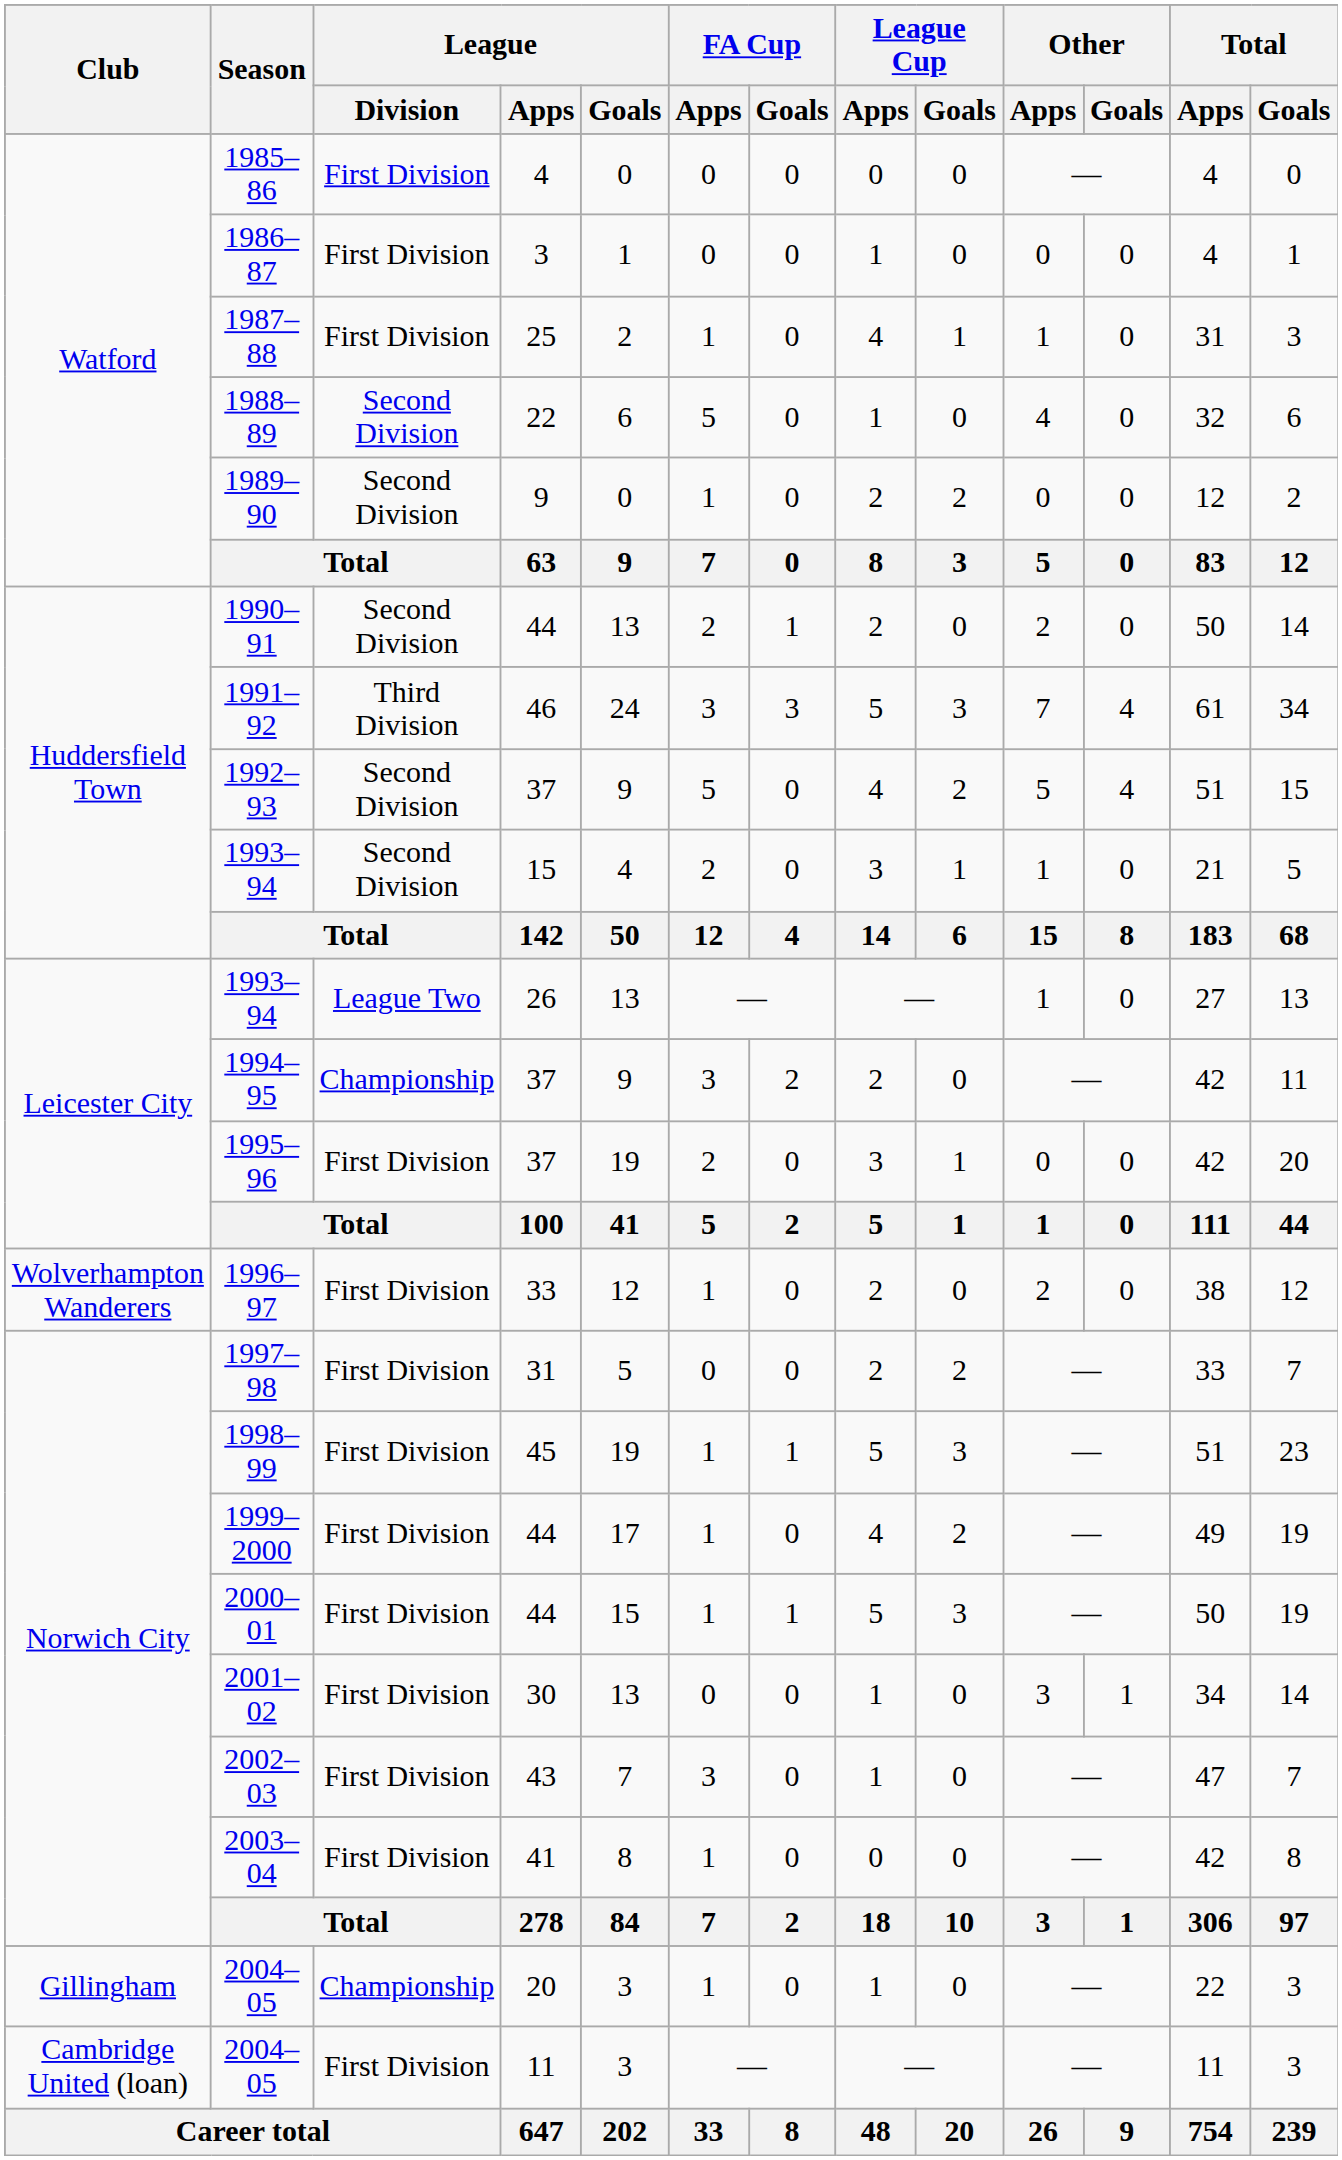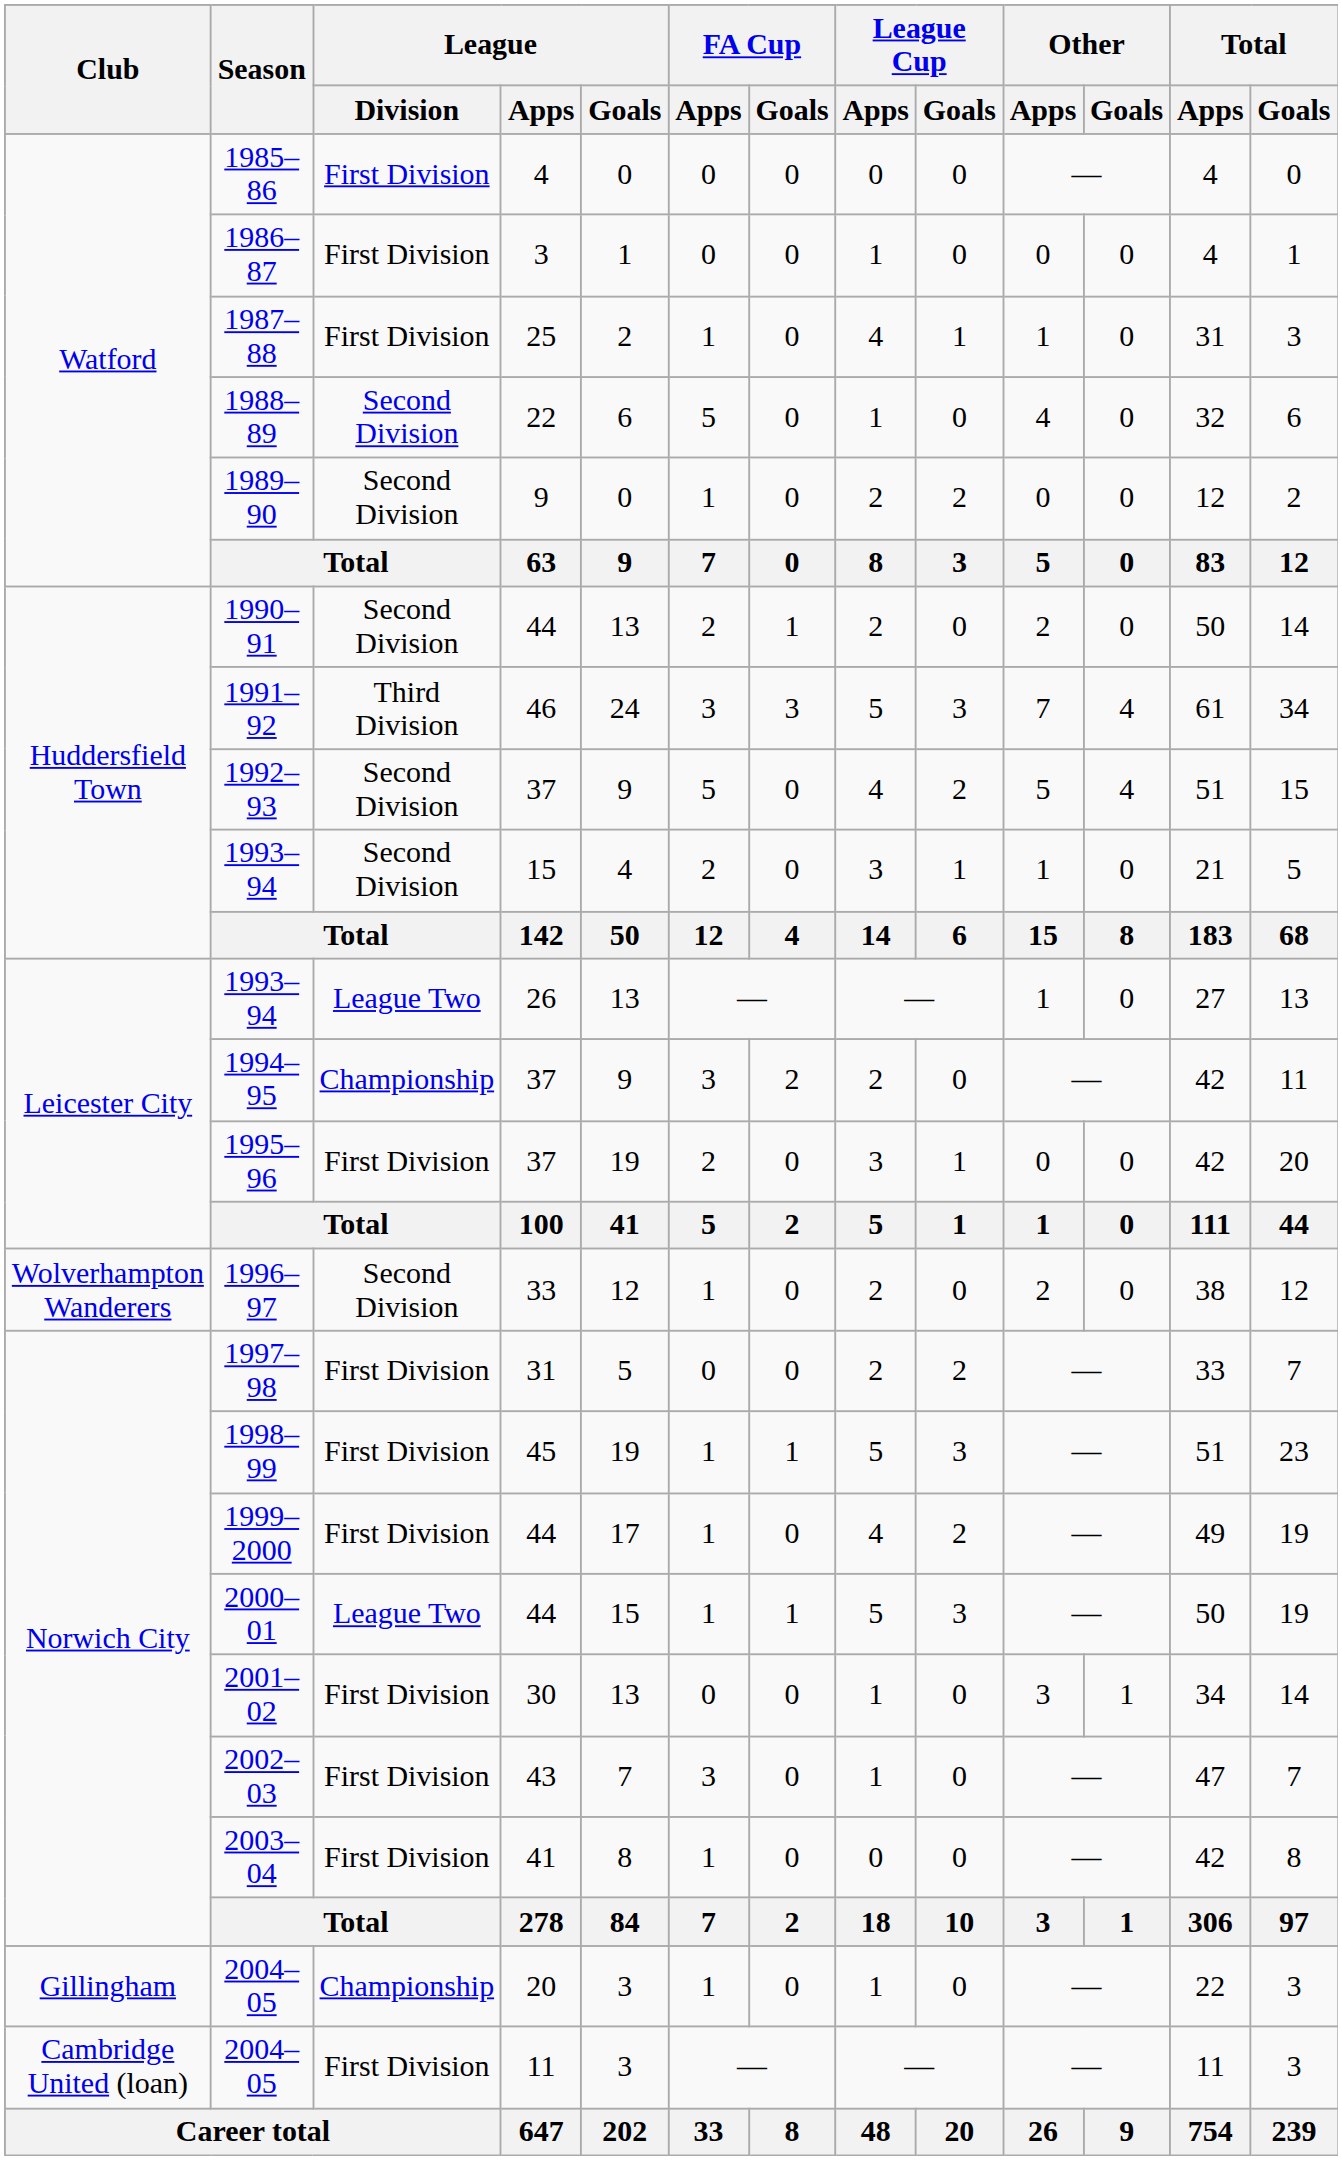(407, 1289) First Division -> (407, 1289) Second Division
(407, 1613) First Division -> (407, 1613) League Two
